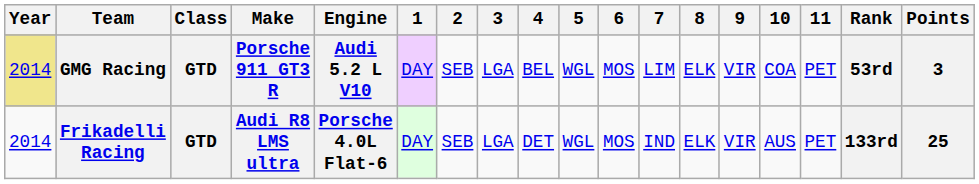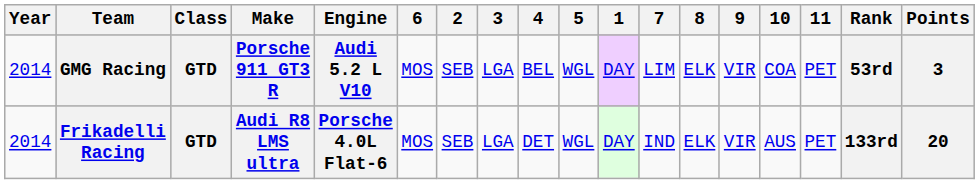columns swapped: (417, 19) <-> (619, 19)
(30, 70) khaki background -> (30, 70) no background
(938, 142) 25 -> (938, 142) 20
